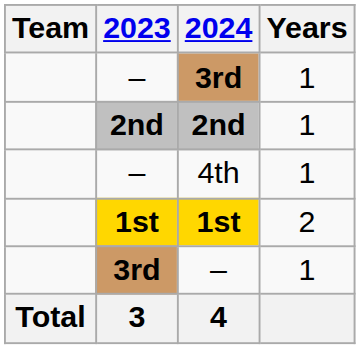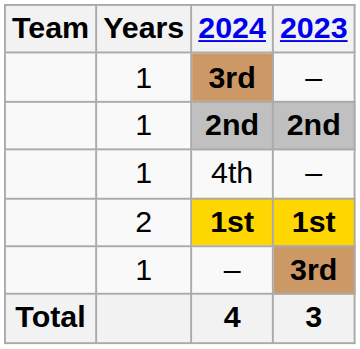columns swapped: (137, 28) <-> (307, 28)
